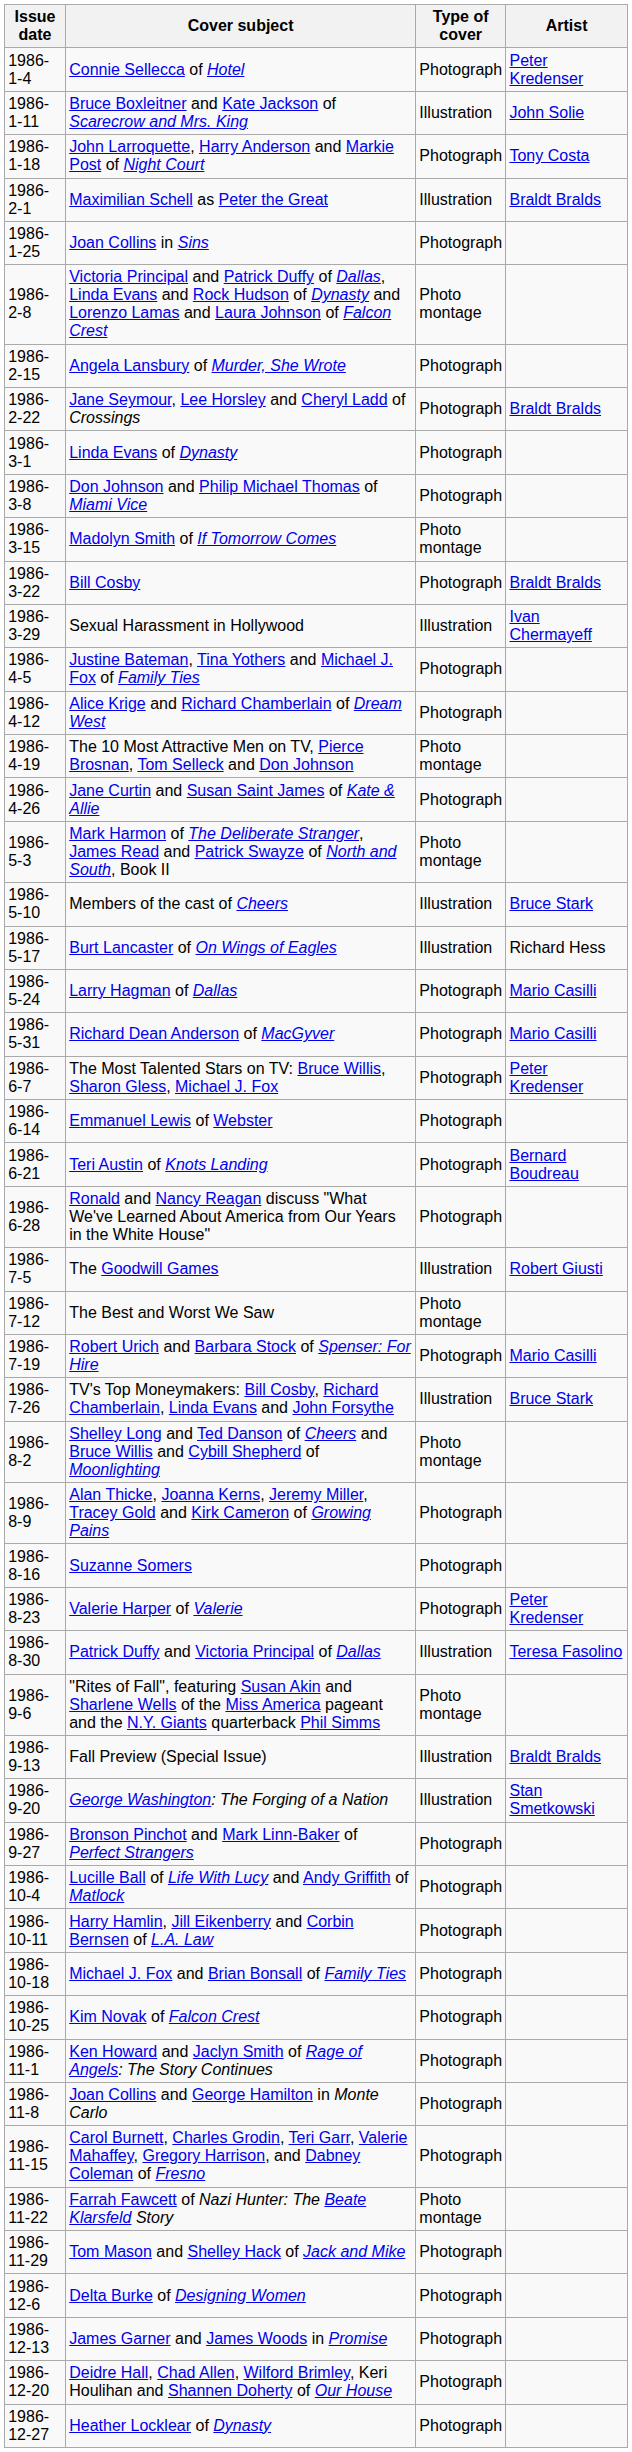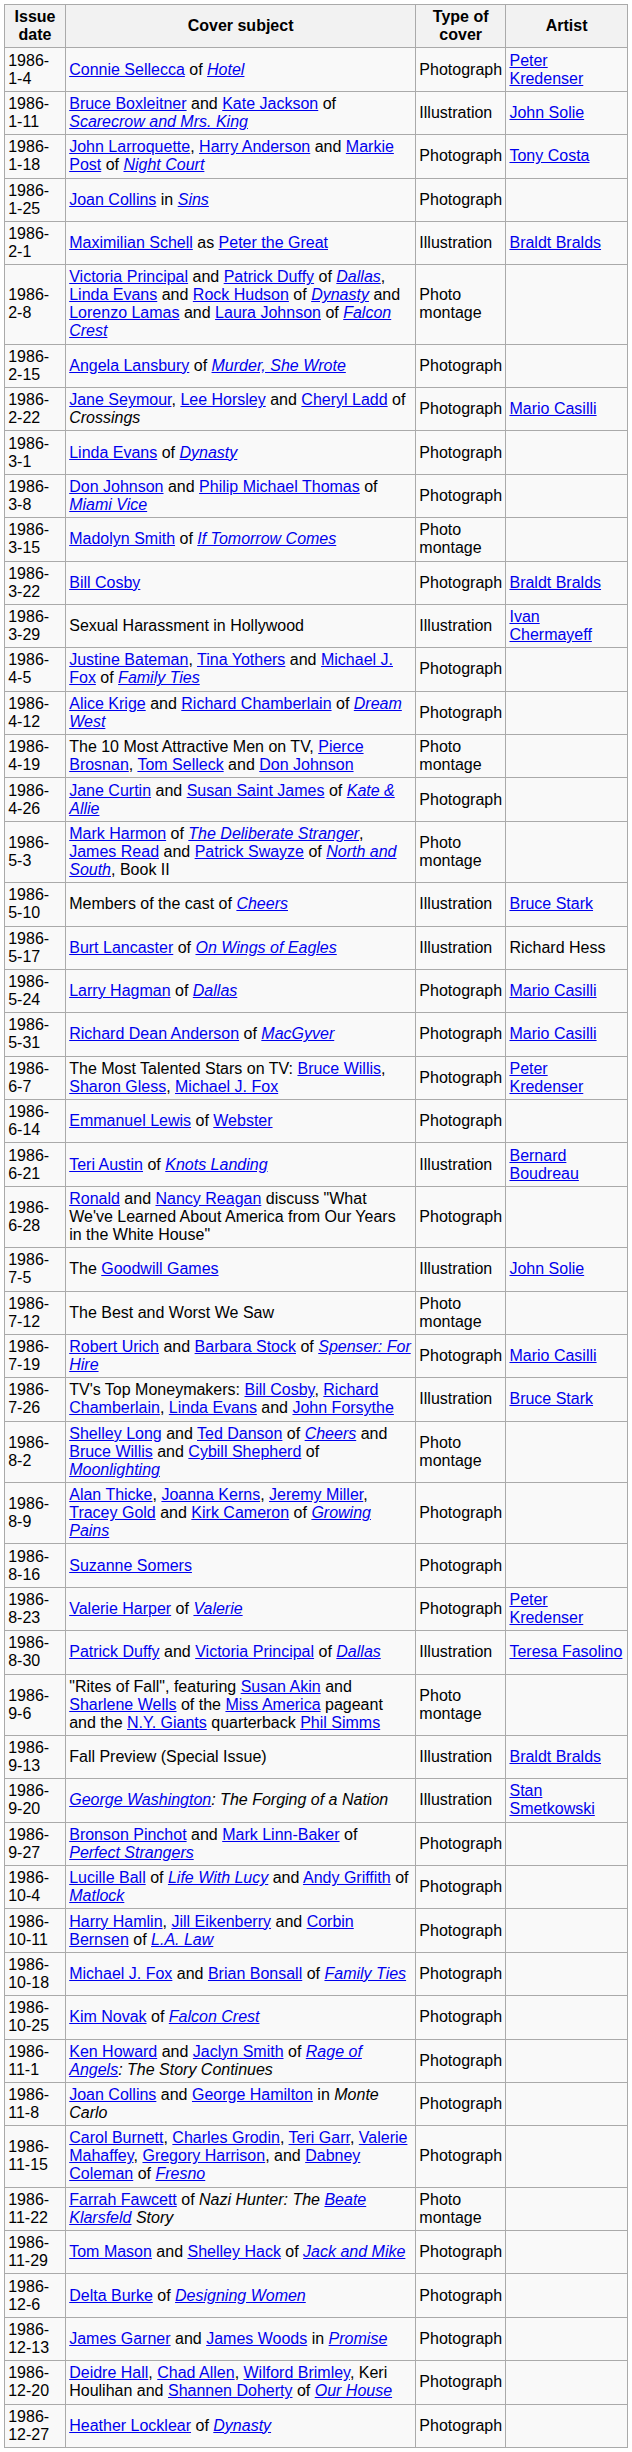rows swapped: (139, 243) <-> (199, 199)
(555, 409) Braldt Bralds -> (553, 409) Mario Casilli
(461, 1164) Photograph -> (456, 1164) Illustration
(556, 1269) Robert Giusti -> (547, 1269) John Solie
